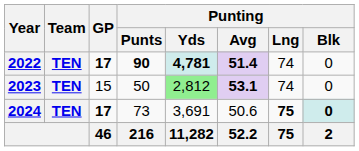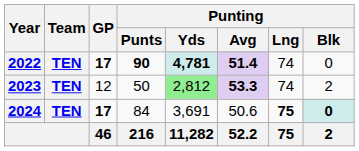(103, 87) 15 -> (103, 87) 12
(243, 87) 53.1 -> (243, 87) 53.3
(329, 87) 0 -> (329, 87) 2
(142, 110) 73 -> (142, 110) 84
